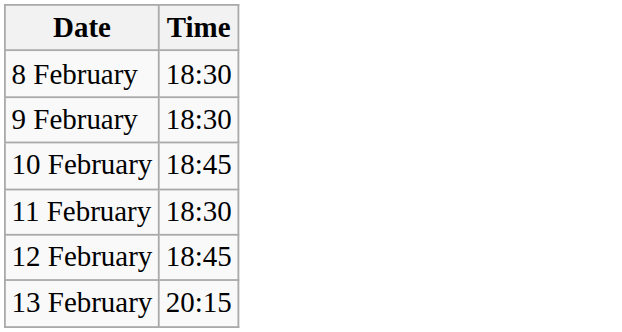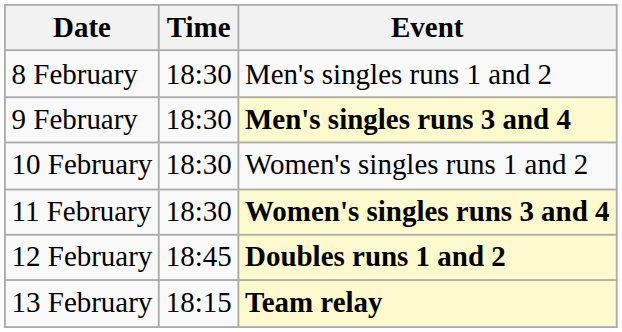+ column: (427, 27)
(199, 165) 18:45 -> (199, 165) 18:30
(199, 303) 20:15 -> (199, 303) 18:15
